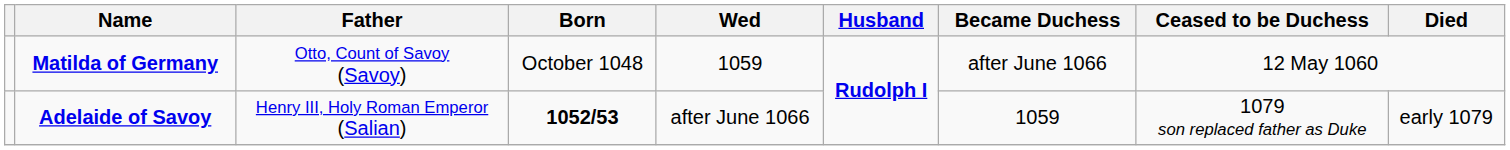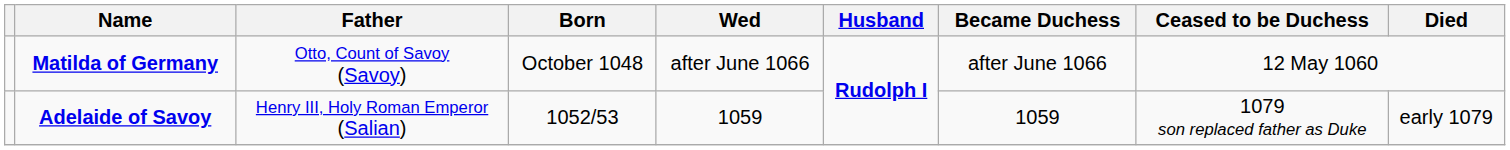(740, 63) 1059 -> (740, 63) after June 1066
(582, 117) bold -> (582, 117) normal
(740, 117) after June 1066 -> (740, 117) 1059
